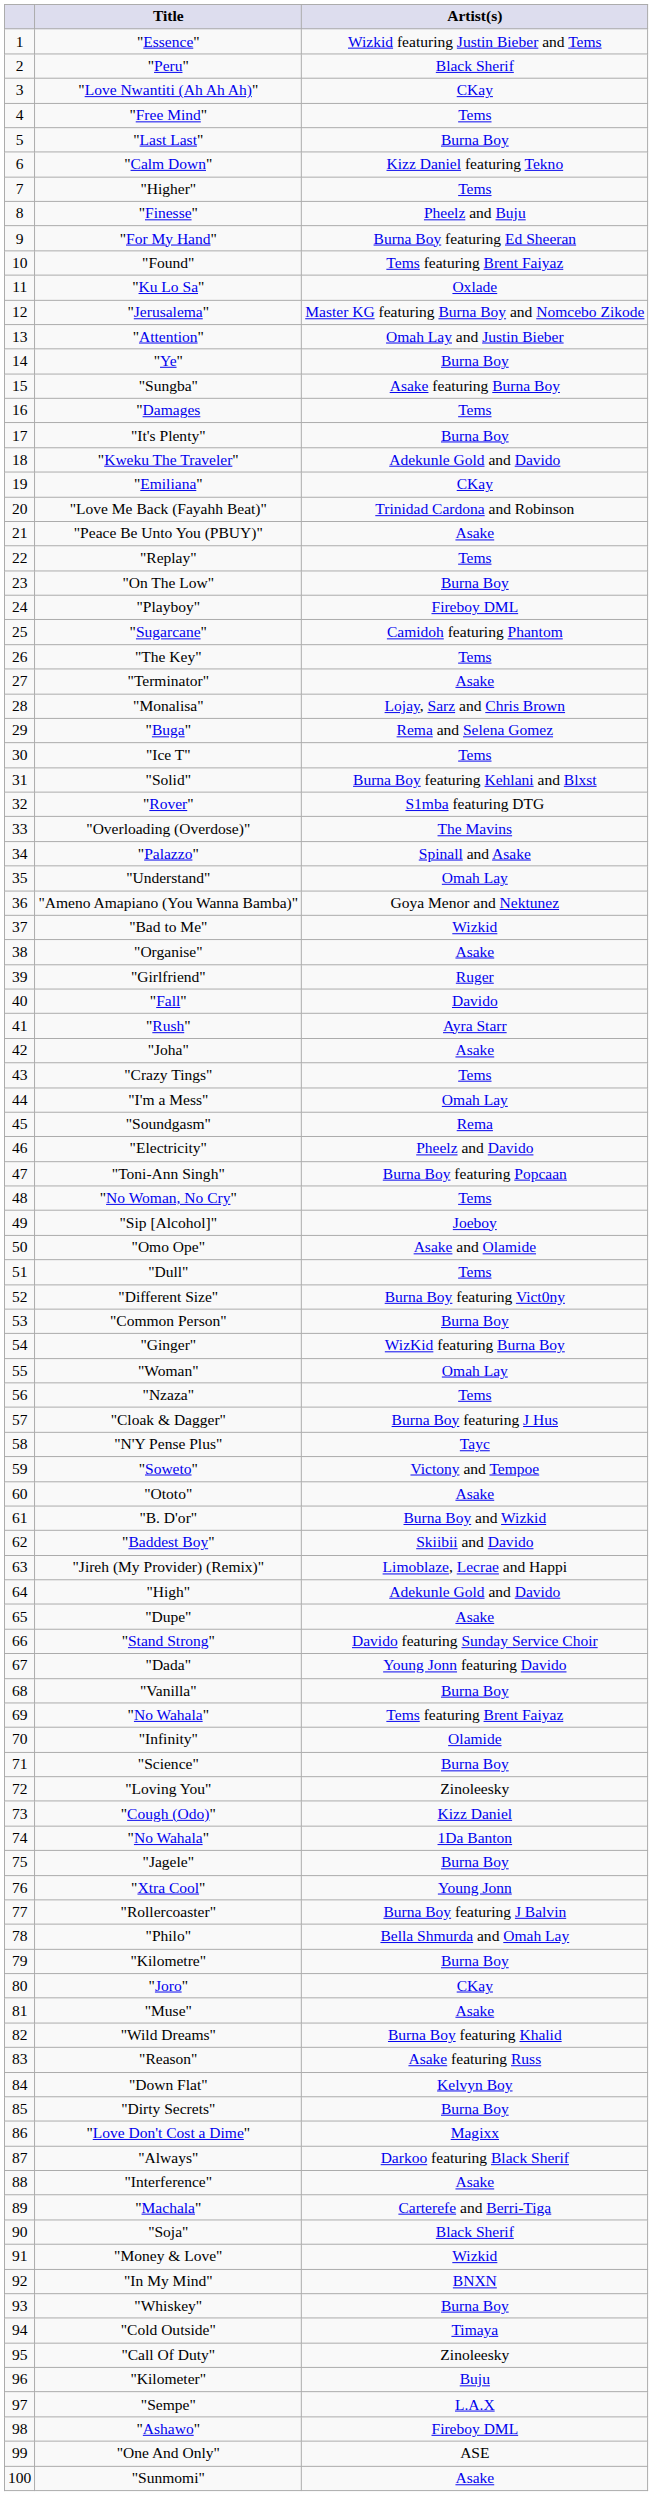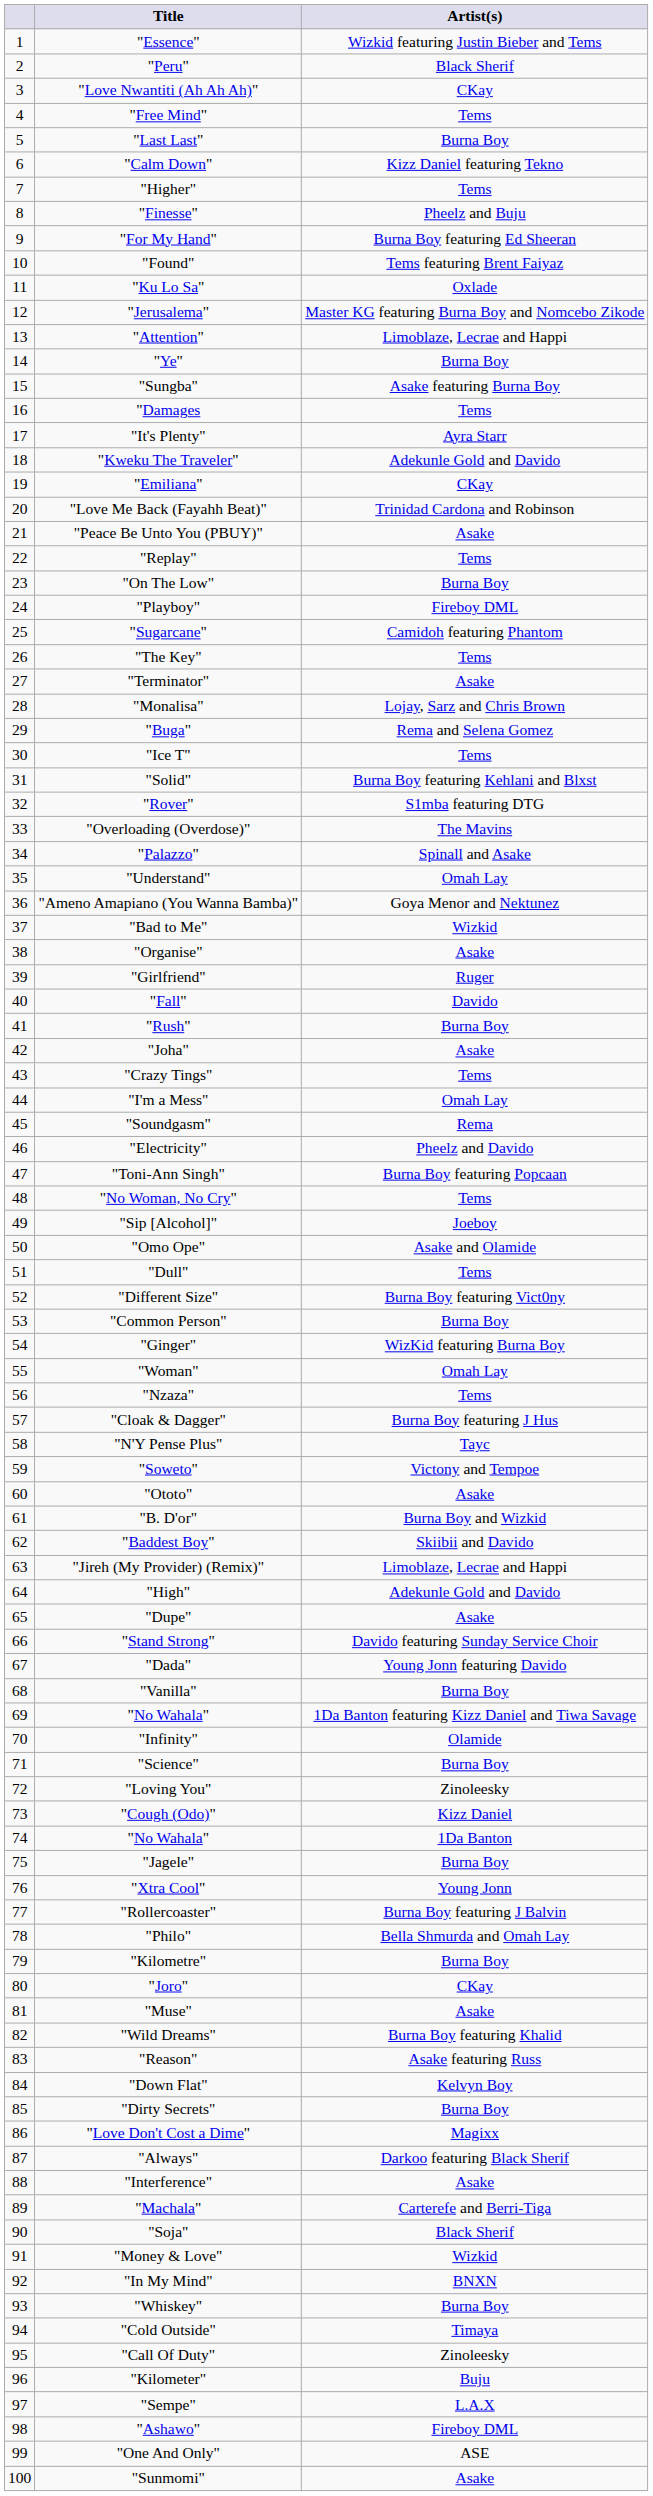(475, 336) Omah Lay and Justin Bieber -> (475, 336) Limoblaze, Lecrae and Happi
(475, 435) Burna Boy -> (475, 435) Ayra Starr
(475, 1025) Ayra Starr -> (475, 1025) Burna Boy
(475, 1715) Tems featuring Brent Faiyaz -> (475, 1715) 1Da Banton featuring Kizz Daniel and Tiwa Savage
